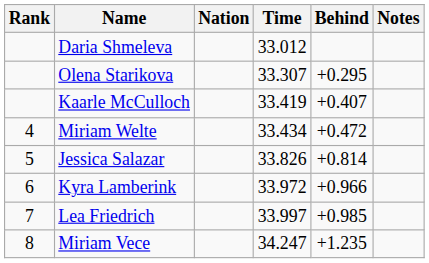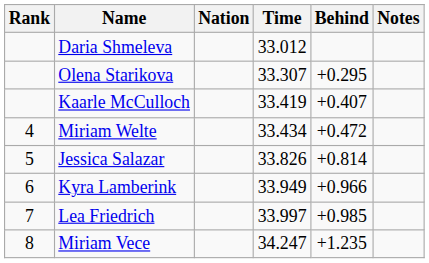(282, 187) 33.972 -> (282, 187) 33.949
